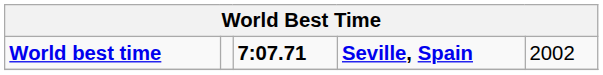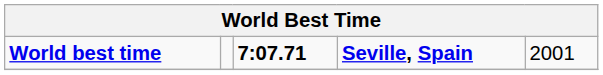(552, 52) 2002 -> (552, 52) 2001
